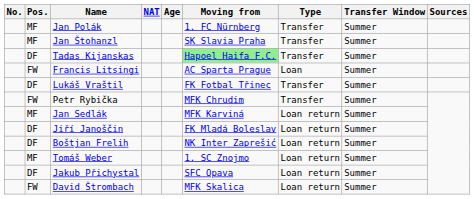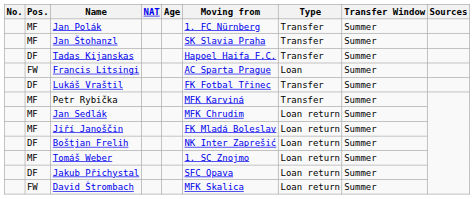(230, 56) lightgreen background -> (230, 56) no background
(32, 99) FW -> (32, 99) MF
(214, 99) MFK Chrudim -> (214, 99) MFK Karviná
(214, 114) MFK Karviná -> (214, 114) MFK Chrudim
(32, 129) DF -> (32, 129) MF
